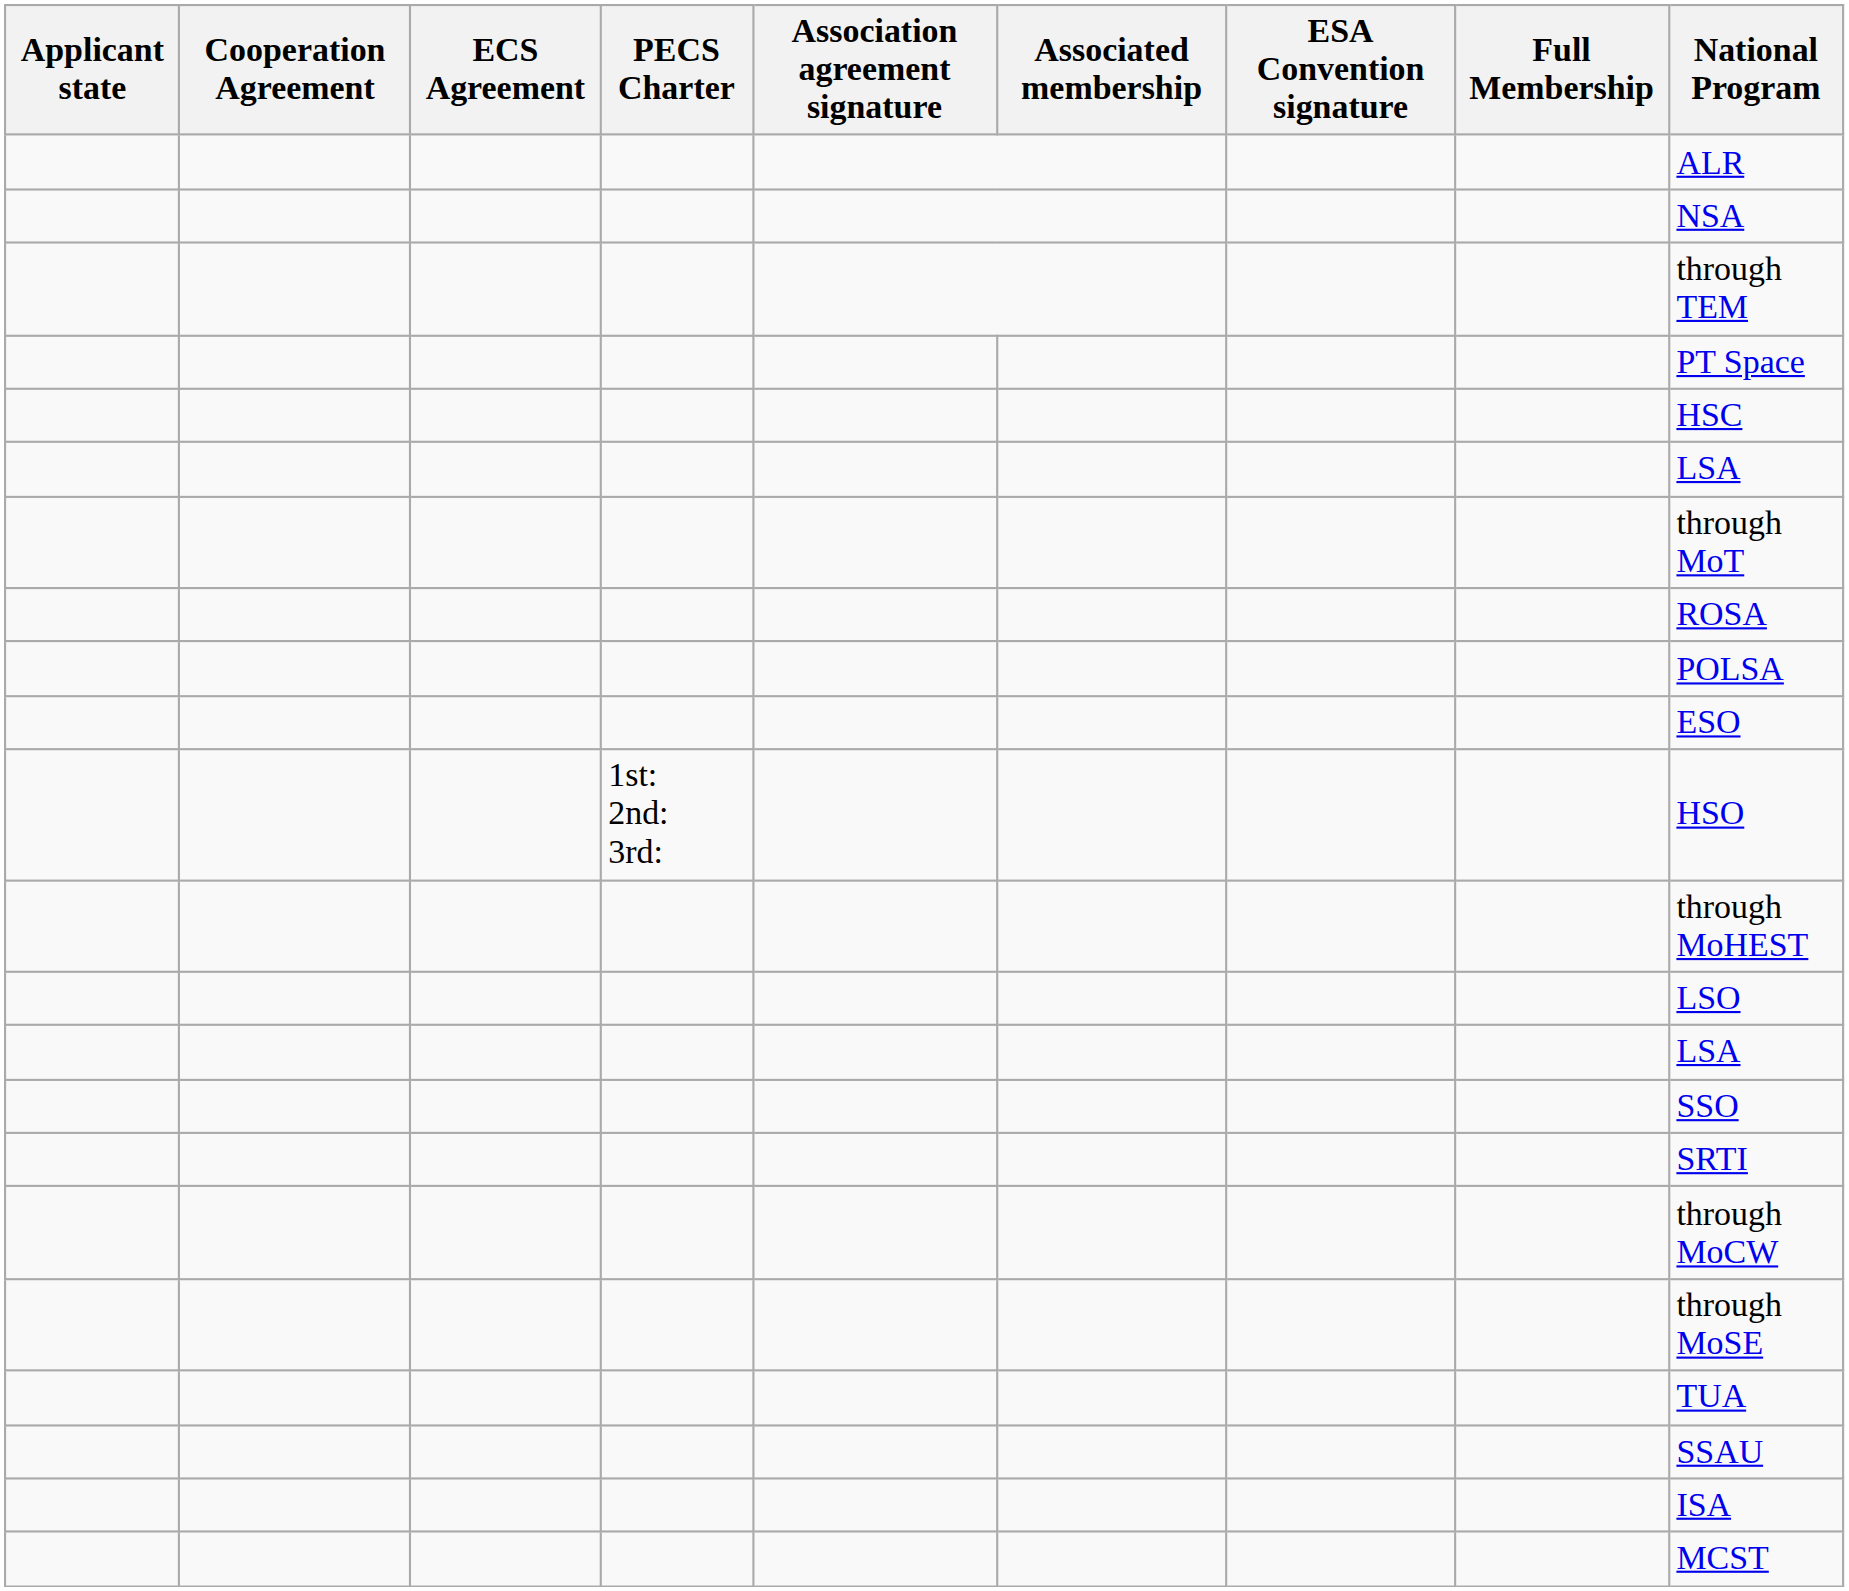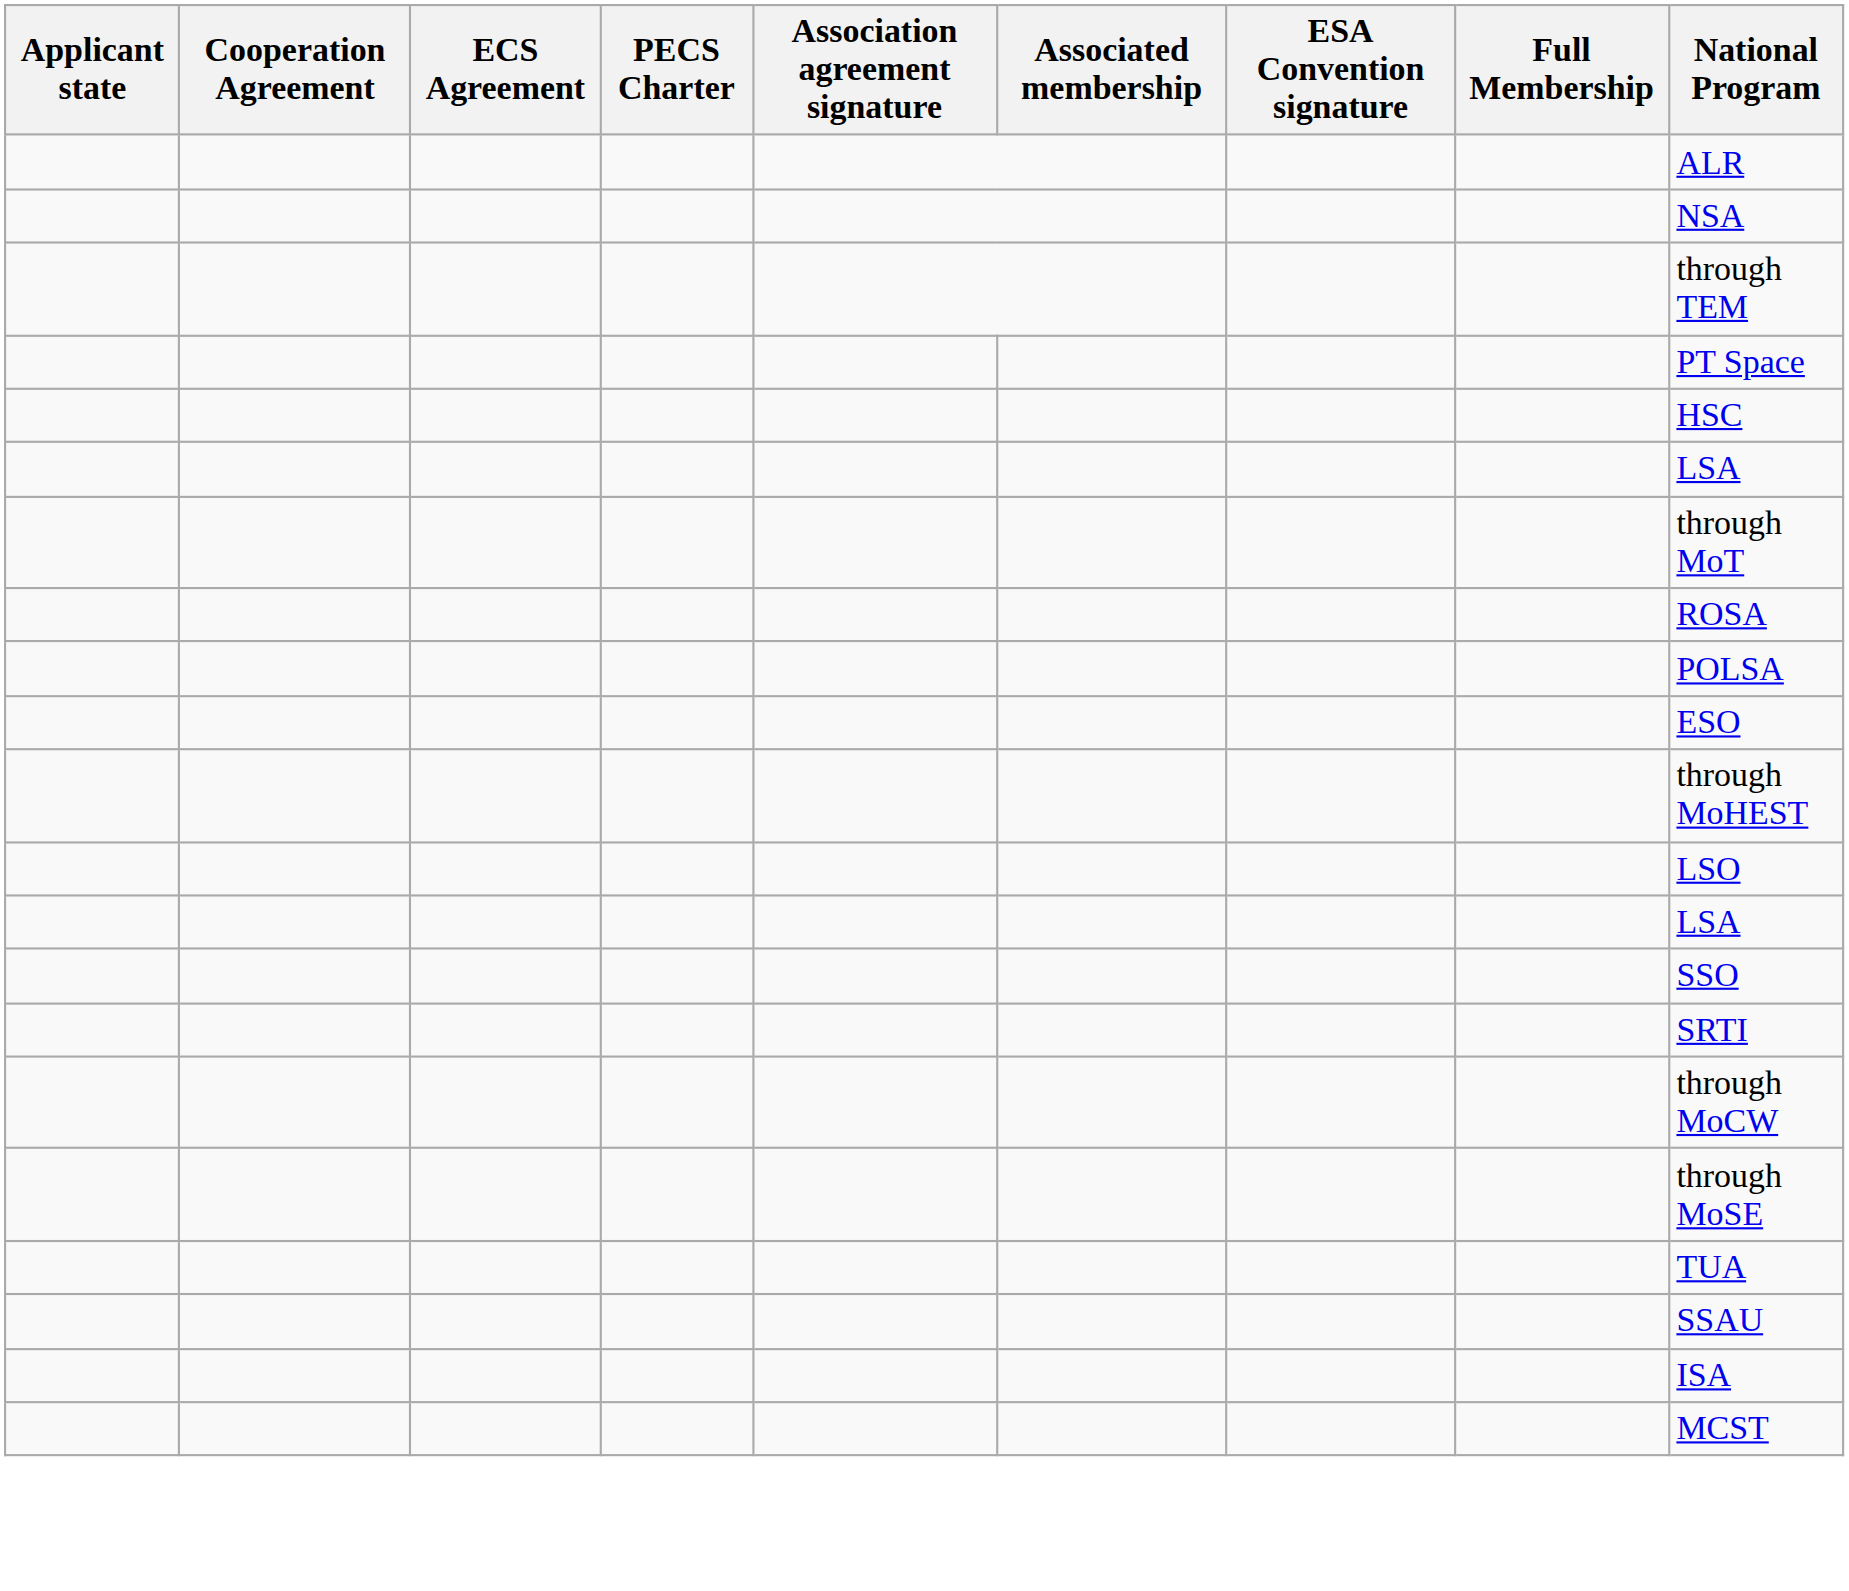- row: (92, 815)
